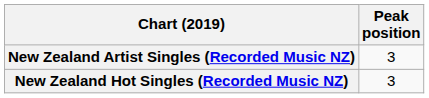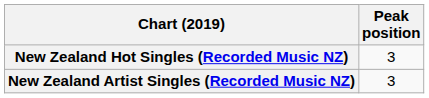rows swapped: (181, 81) <-> (181, 57)
